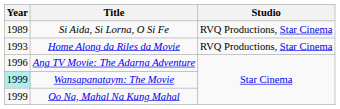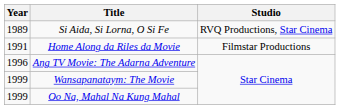(17, 46) 1993 -> (17, 46) 1991
(266, 46) RVQ Productions, Star Cinema -> (266, 46) Filmstar Productions
(17, 79) paleturquoise background -> (17, 79) no background
